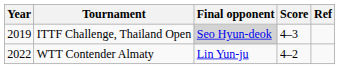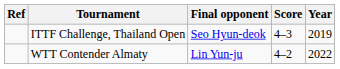columns swapped: (19, 14) <-> (323, 14)
(234, 34) lightgrey background -> (228, 34) no background
